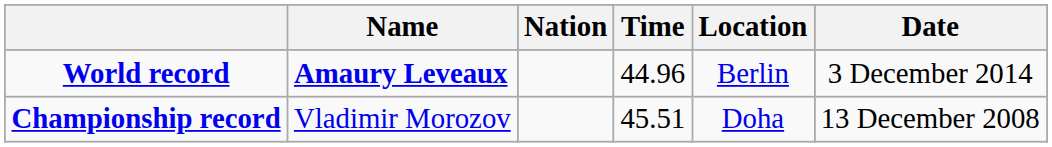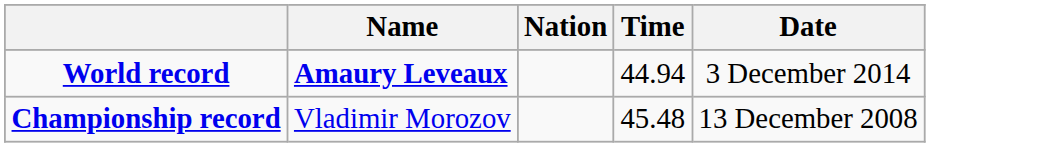- column: (753, 27)
(653, 73) 44.96 -> (653, 73) 44.94
(653, 118) 45.51 -> (653, 118) 45.48
